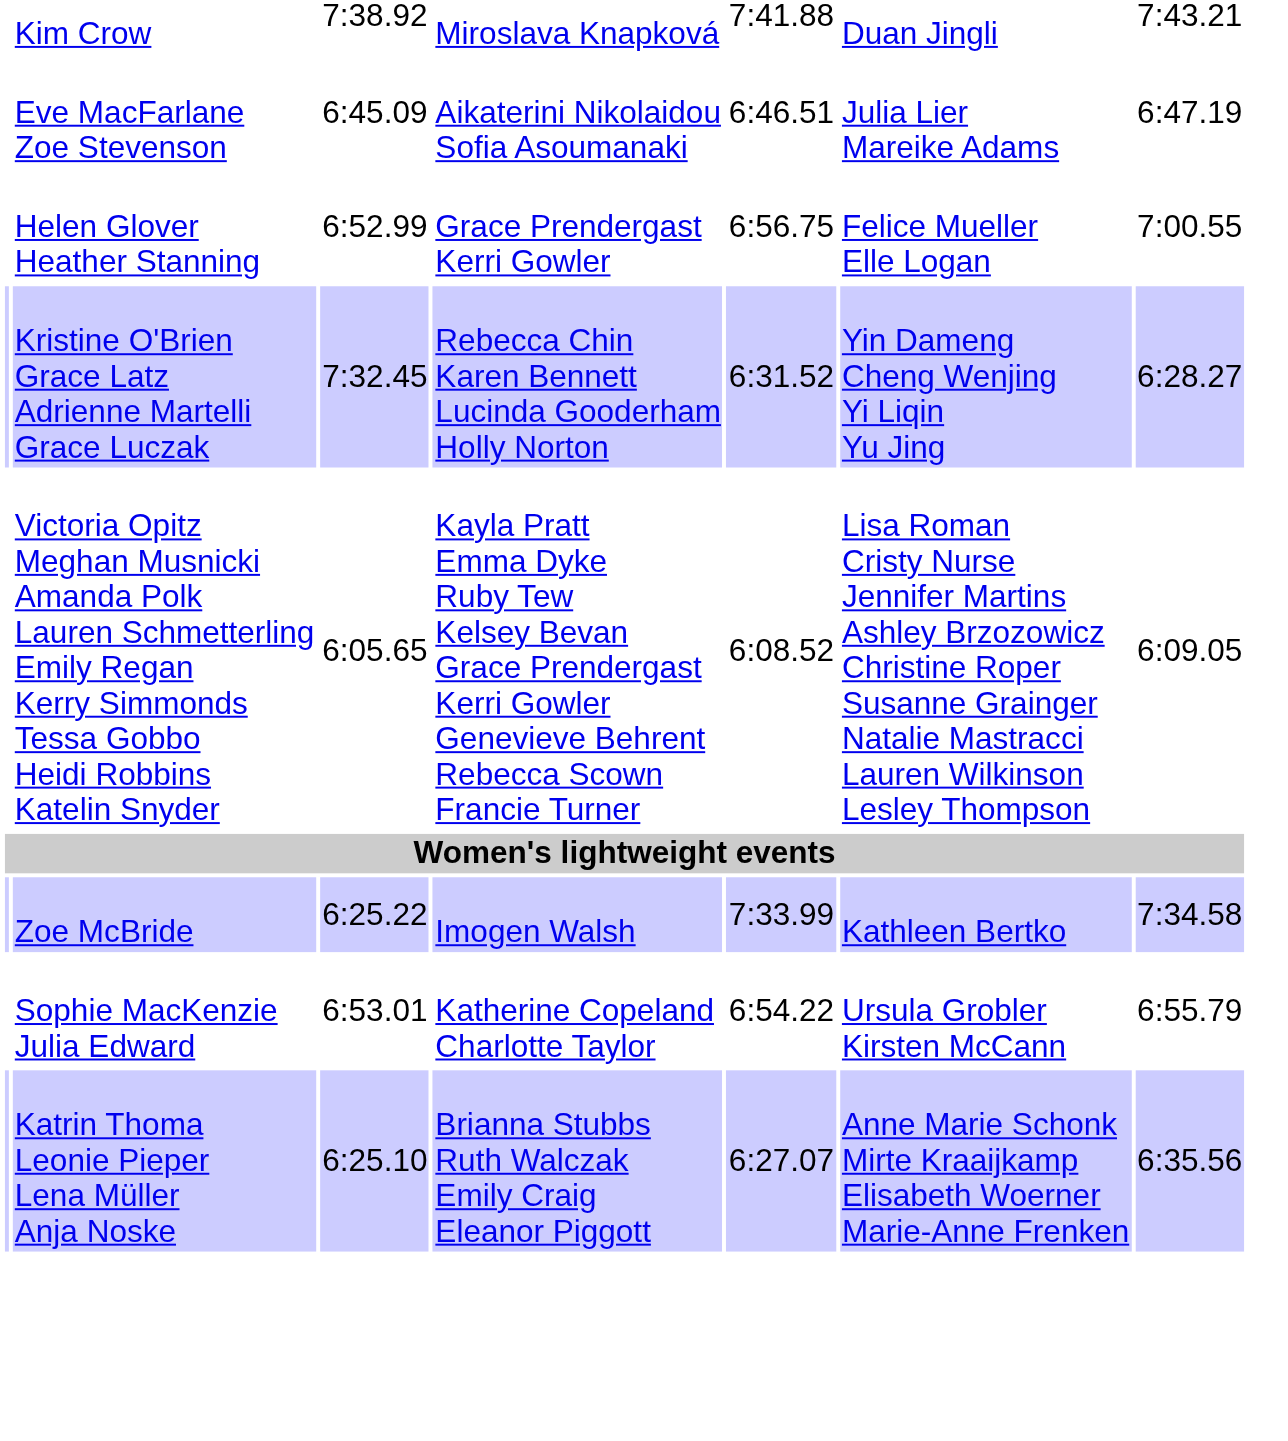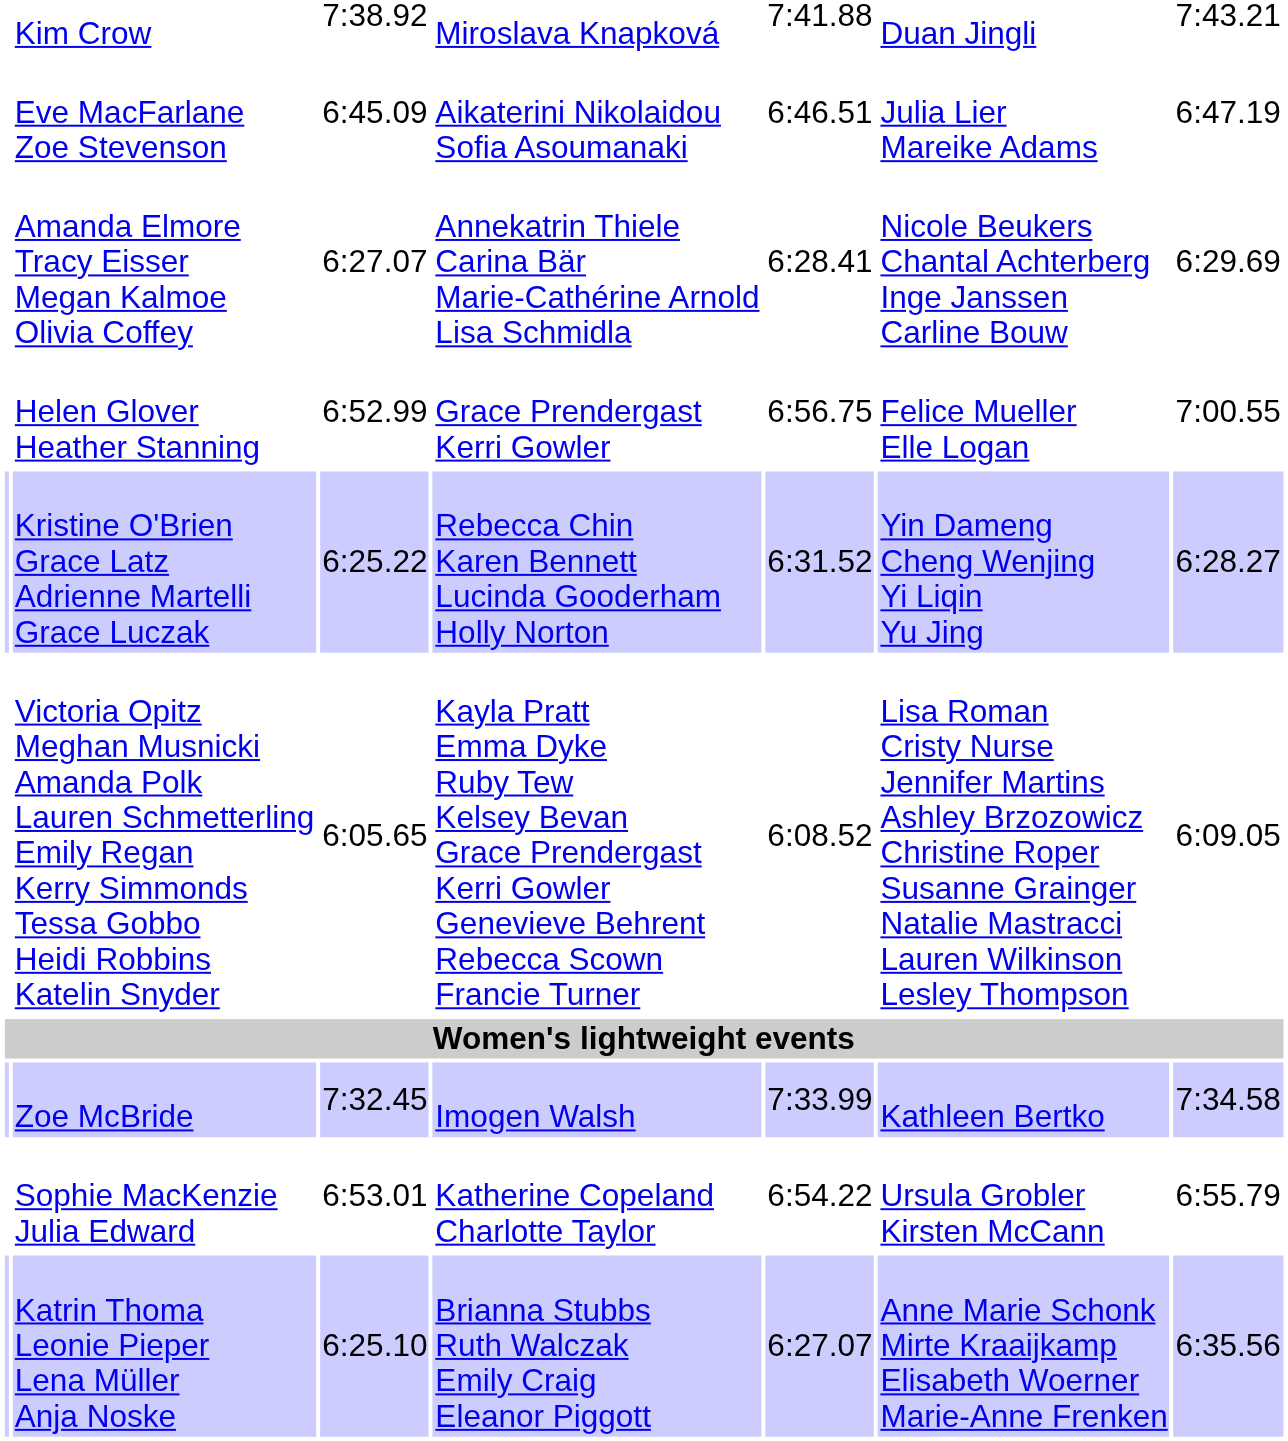+ row: (128, 279)
(375, 376) 7:32.45 -> (375, 561) 6:25.22
(375, 914) 6:25.22 -> (375, 1099) 7:32.45
